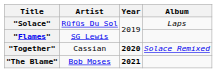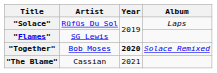(90, 49) Cassian -> (90, 49) Bob Moses
(90, 62) Bob Moses -> (90, 62) Cassian
(131, 62) bold -> (131, 62) normal
